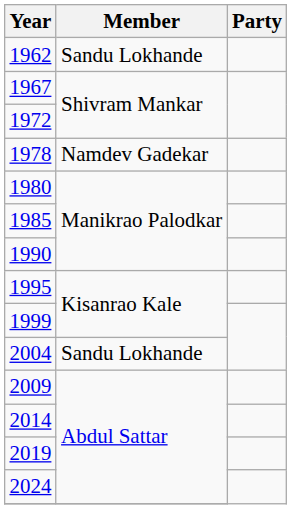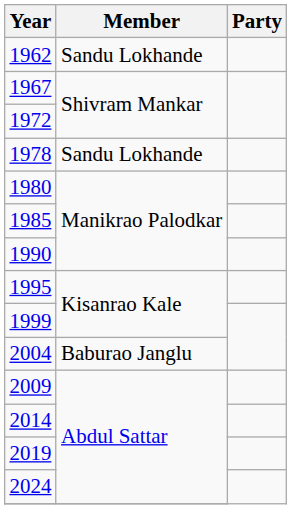(135, 154) Namdev Gadekar -> (132, 154) Sandu Lokhande
(132, 353) Sandu Lokhande -> (127, 353) Baburao Janglu
